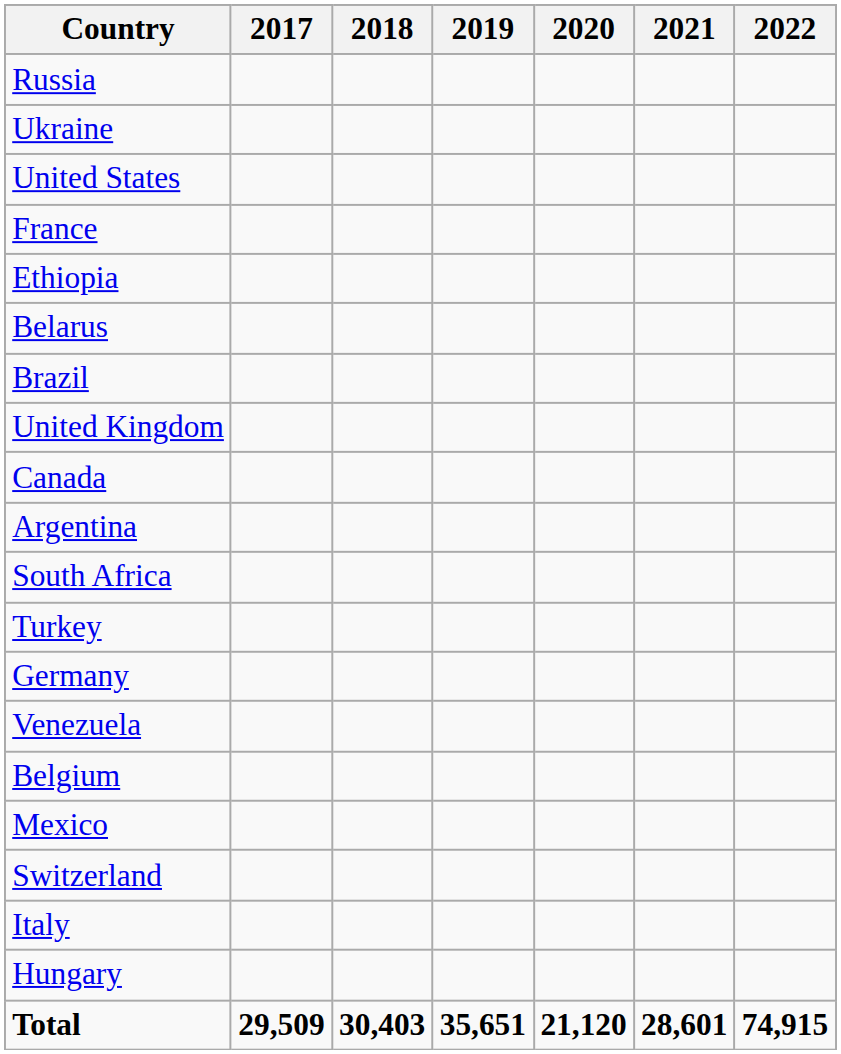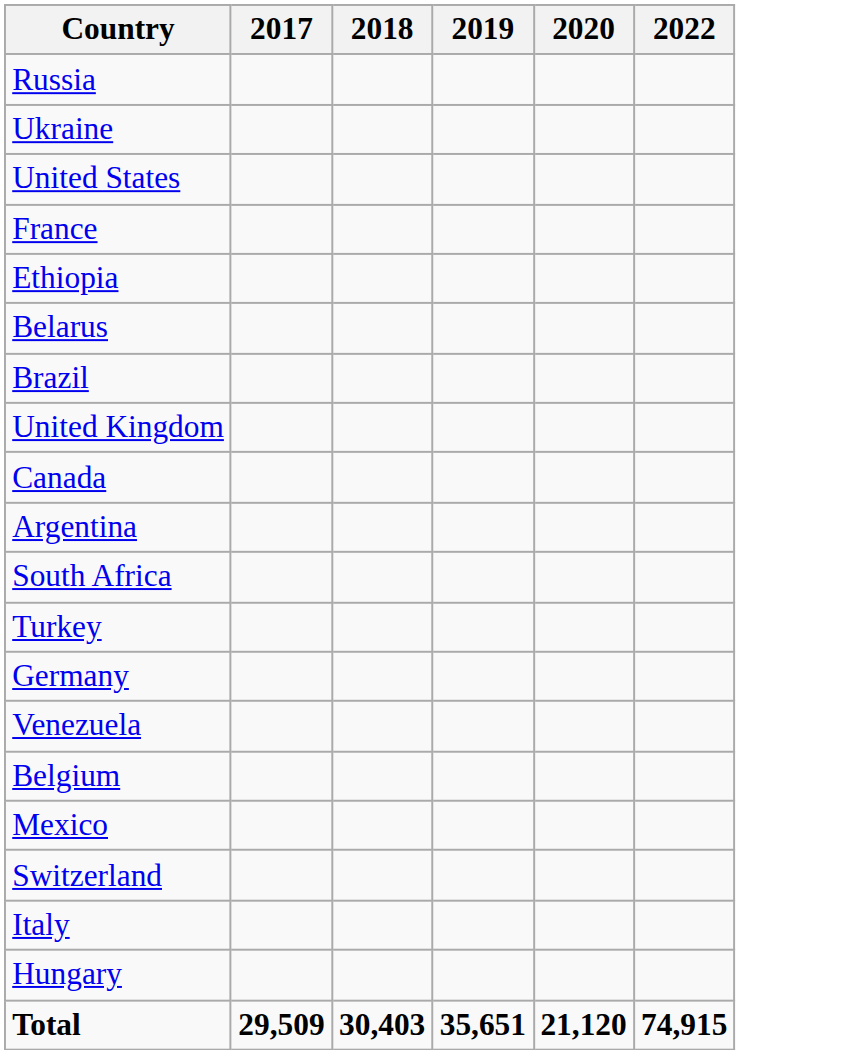- column: (684, 29)
